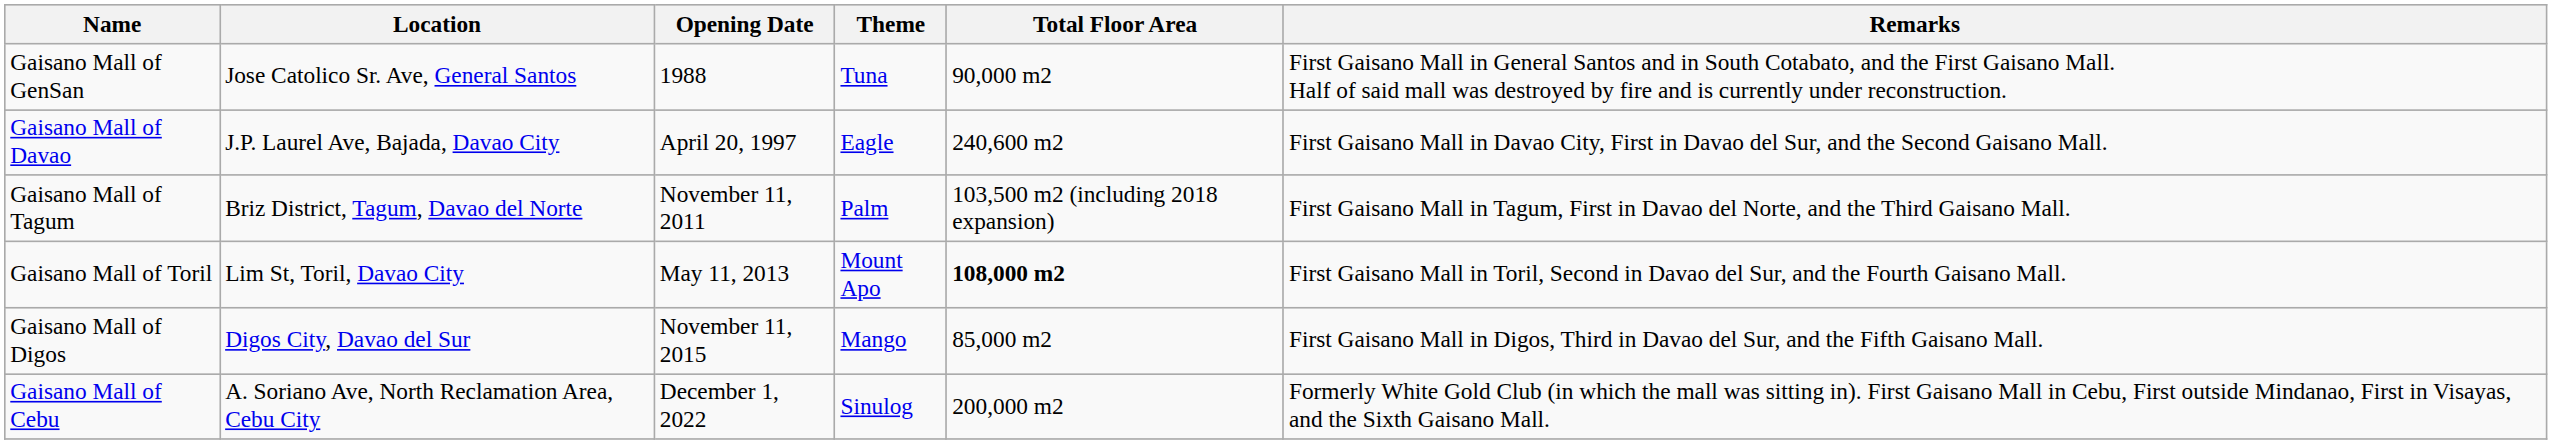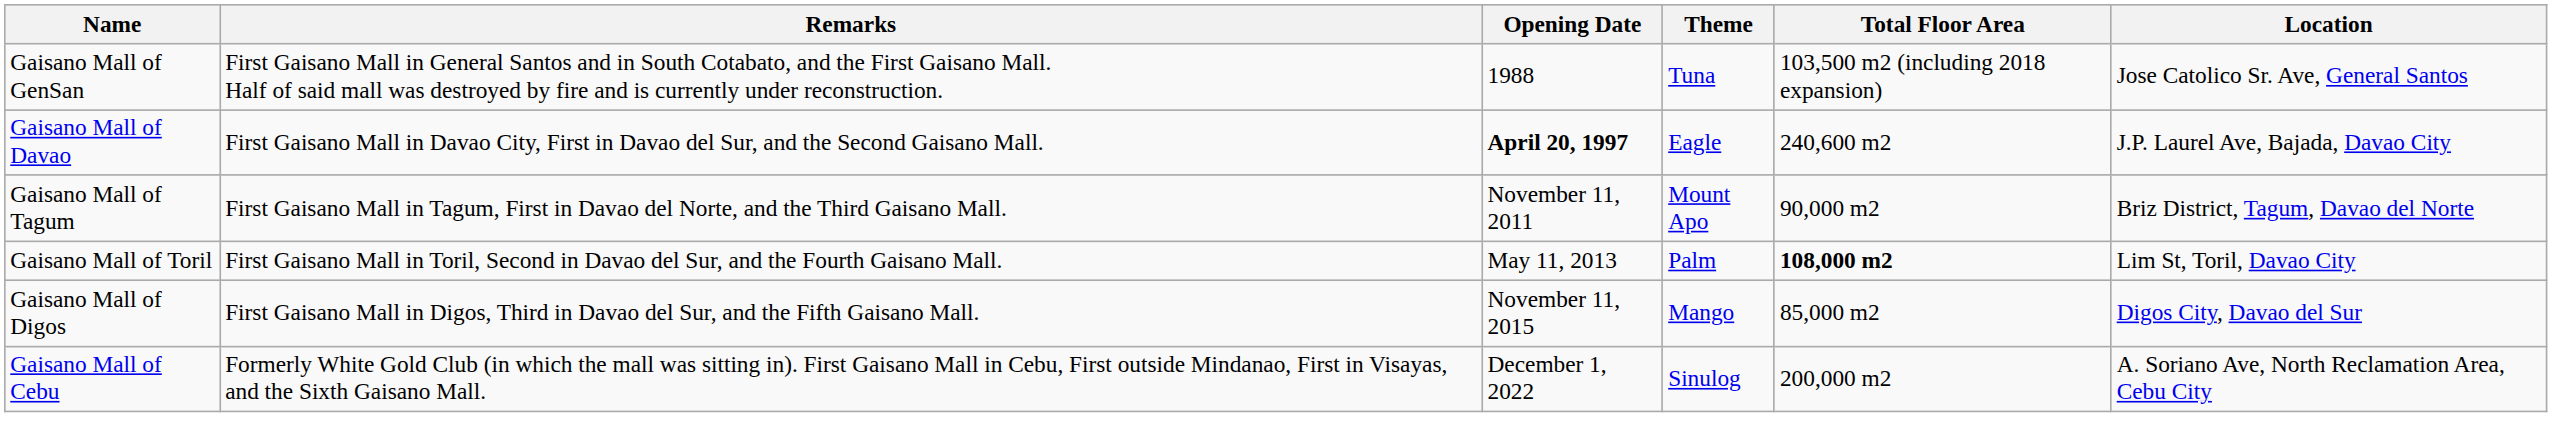columns swapped: (437, 24) <-> (1915, 24)
(1002, 76) 90,000 m2 -> (1913, 76) 103,500 m2 (including 2018 expansion)
(728, 142) normal -> (1558, 142) bold
(864, 208) Palm -> (1699, 208) Mount Apo
(1085, 208) 103,500 m2 (including 2018 expansion) -> (1830, 208) 90,000 m2
(872, 274) Mount Apo -> (1692, 260) Palm
